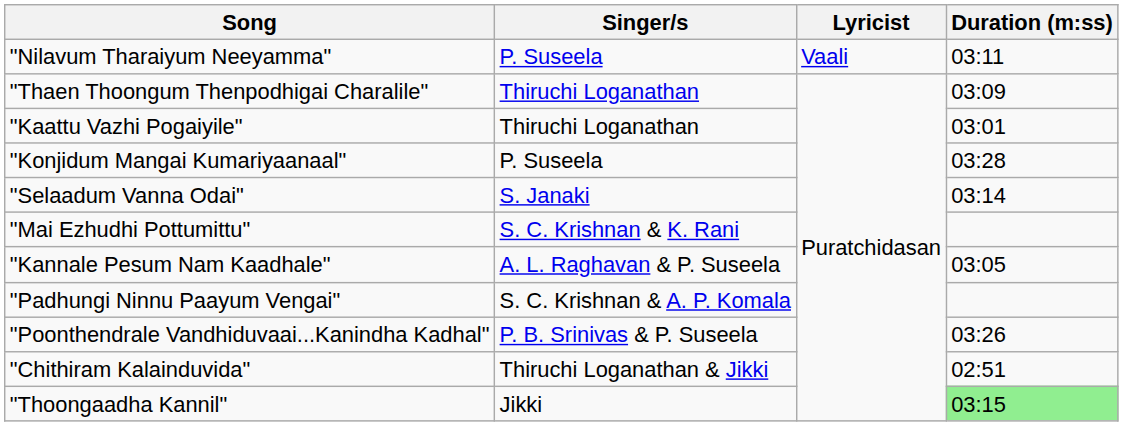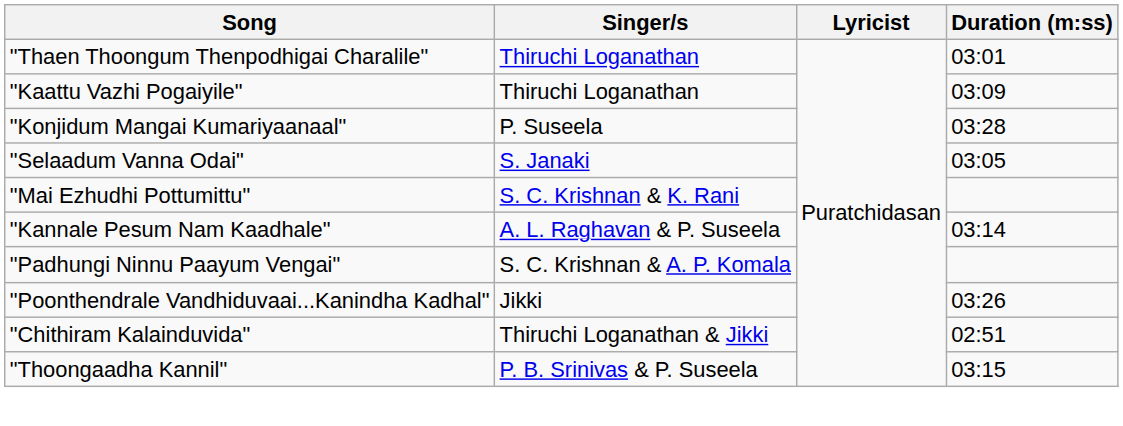- row: (171, 57)
(979, 92) 03:09 -> (979, 57) 03:01
(979, 126) 03:01 -> (979, 92) 03:09
(979, 195) 03:14 -> (979, 161) 03:05
(979, 265) 03:05 -> (979, 230) 03:14
(629, 334) P. B. Srinivas & P. Suseela -> (521, 299) Jikki
(521, 403) Jikki -> (629, 369) P. B. Srinivas & P. Suseela
(979, 403) lightgreen background -> (979, 369) no background
